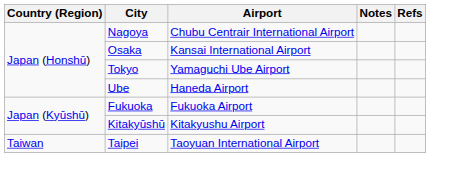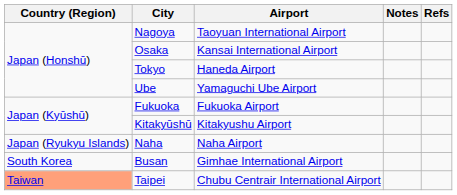(262, 32) Chubu Centrair International Airport -> (271, 32) Taoyuan International Airport
(230, 69) Yamaguchi Ube Airport -> (236, 69) Haneda Airport
(209, 87) Haneda Airport -> (257, 87) Yamaguchi Ube Airport
+ row: (148, 143)
+ row: (151, 161)
(25, 143) no background -> (25, 180) lightsalmon background
(245, 143) Taoyuan International Airport -> (289, 180) Chubu Centrair International Airport
